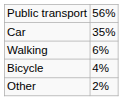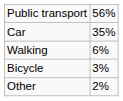(101, 68) 4% -> (101, 68) 3%
